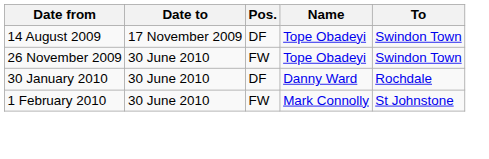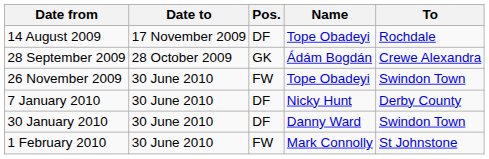(418, 36) Swindon Town -> (407, 36) Rochdale
+ row: (67, 57)
+ row: (54, 100)
(404, 79) Rochdale -> (422, 121) Swindon Town
